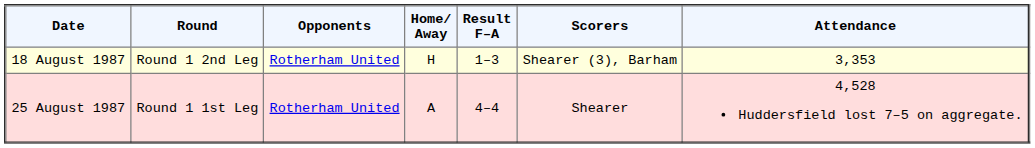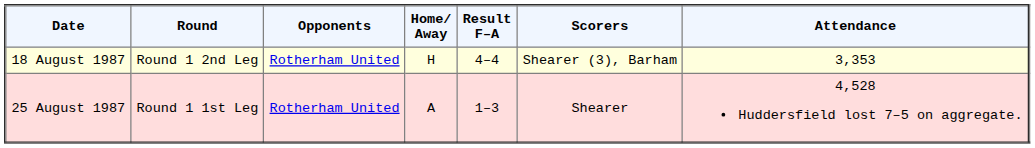(487, 60) 1–3 -> (487, 60) 4–4
(487, 108) 4–4 -> (487, 108) 1–3
